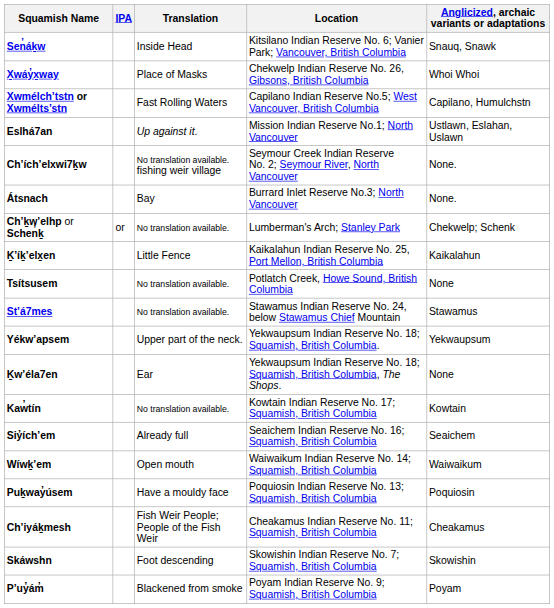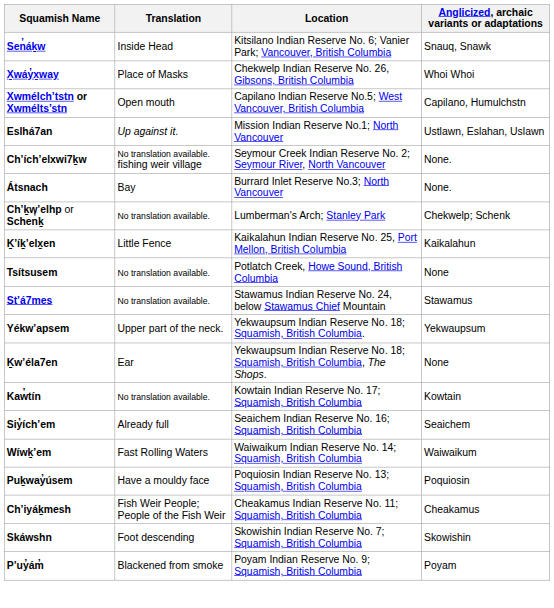- column: (124, 18)
(182, 103) Fast Rolling Waters -> (146, 103) Open mouth
(165, 464) Open mouth -> (163, 453) Fast Rolling Waters
